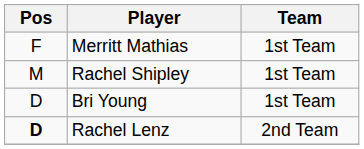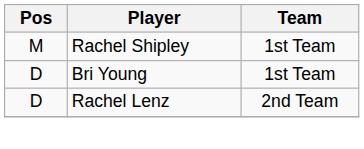- row: (130, 46)
(36, 130) bold -> (36, 102) normal
